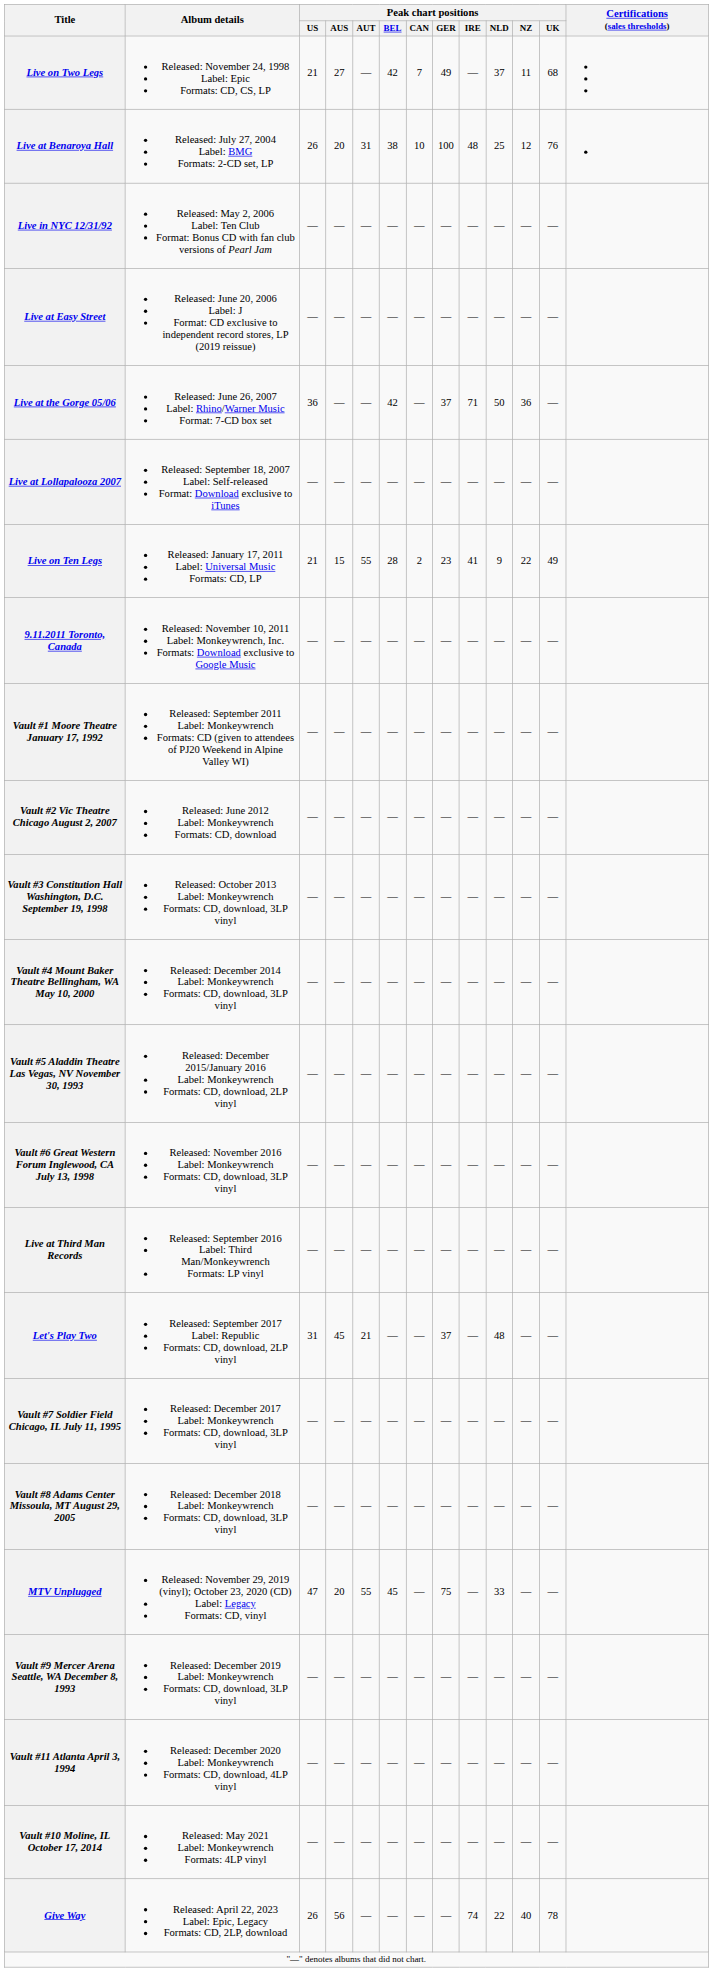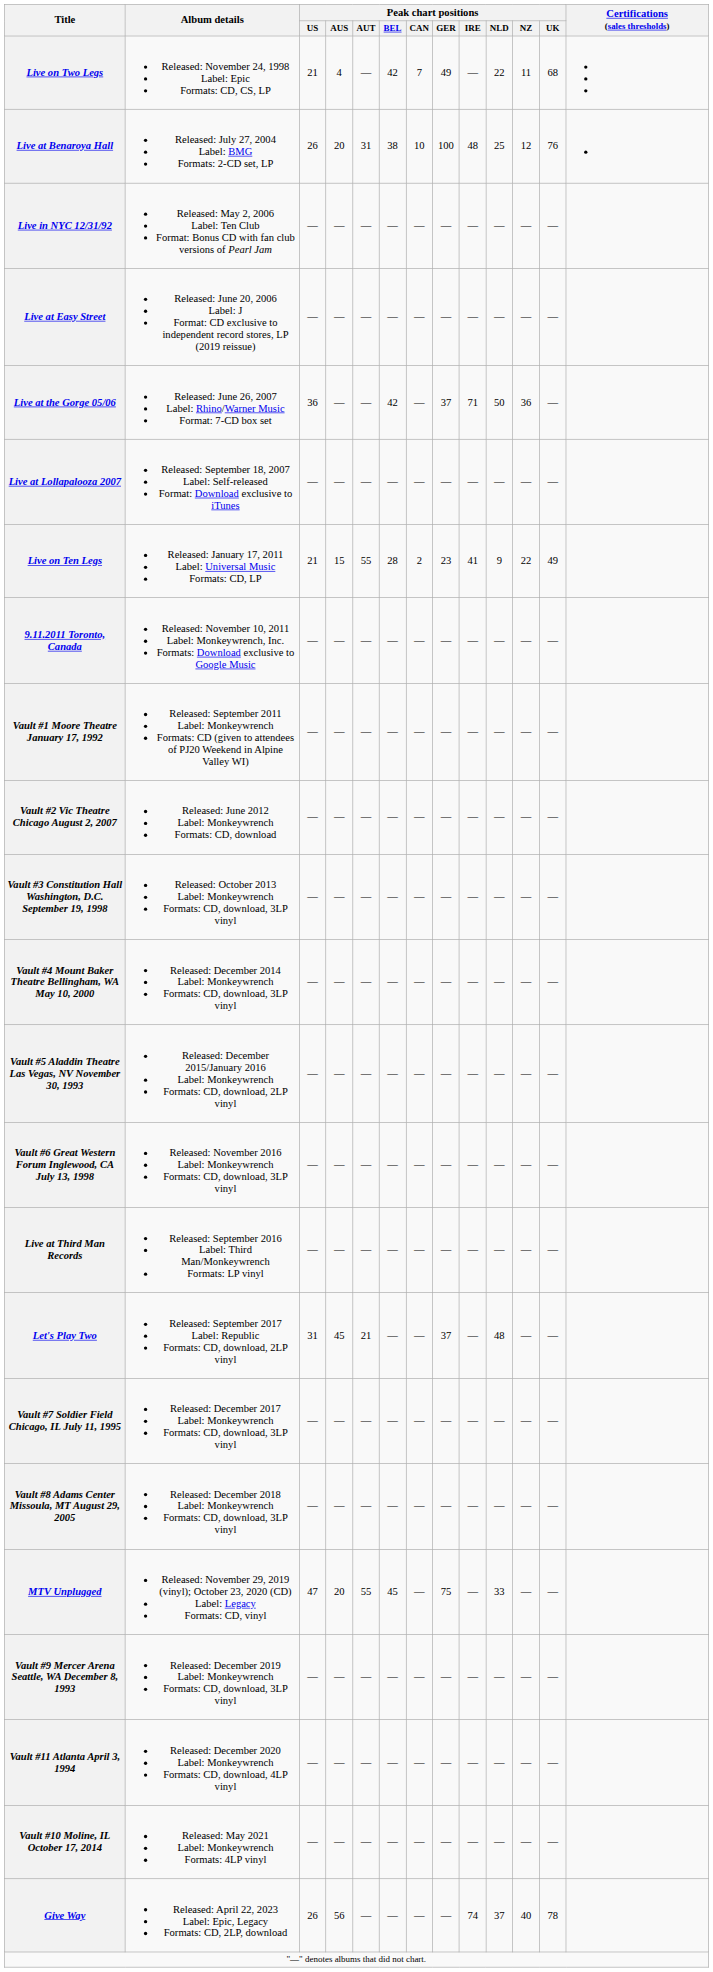(339, 72) 27 -> (339, 72) 4
(499, 72) 37 -> (499, 72) 22
(499, 1915) 22 -> (499, 1915) 37
